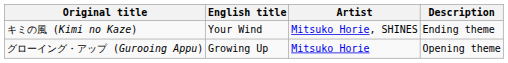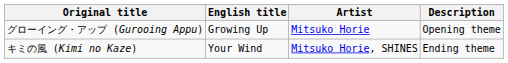rows swapped: (105, 48) <-> (72, 30)
